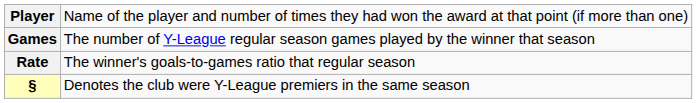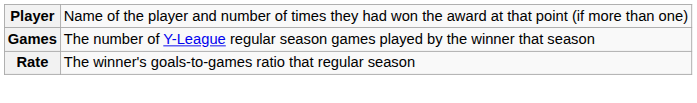- row: (32, 86)
